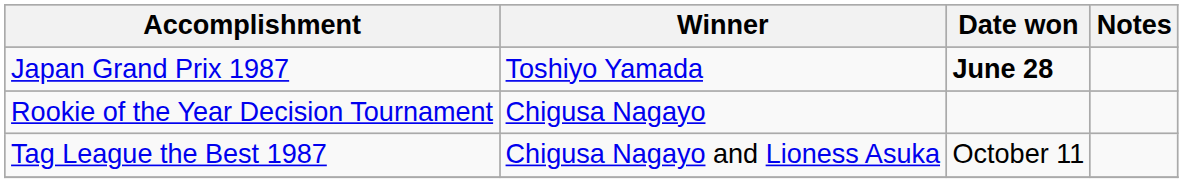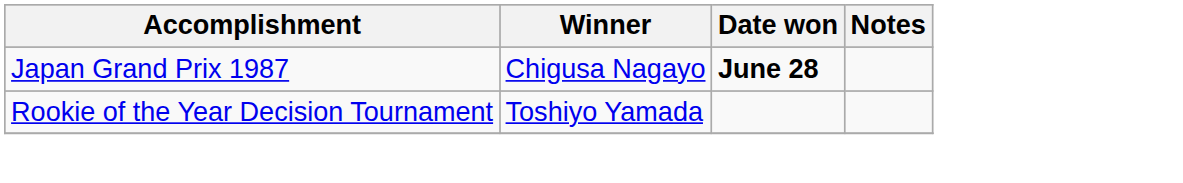(604, 68) Toshiyo Yamada -> (606, 68) Chigusa Nagayo
(606, 111) Chigusa Nagayo -> (604, 111) Toshiyo Yamada
- row: (169, 154)
